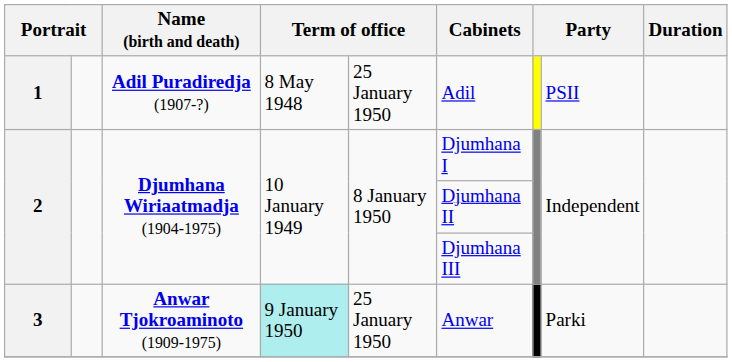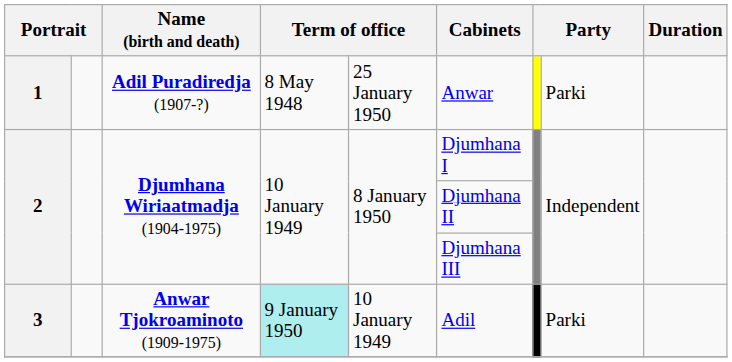(458, 92) Adil -> (467, 92) Anwar
(562, 92) PSII -> (566, 92) Parki
(383, 320) 25 January 1950 -> (383, 320) 10 January 1949
(467, 320) Anwar -> (458, 320) Adil
